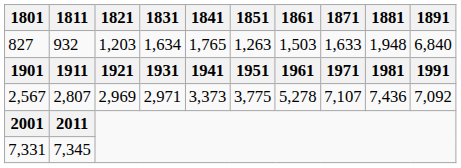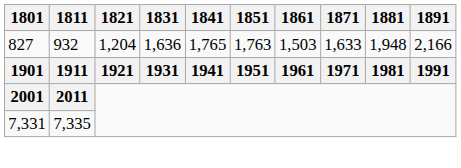(117, 44) 1,203 -> (117, 44) 1,204
(162, 44) 1,634 -> (162, 44) 1,636
(253, 44) 1,263 -> (253, 44) 1,763
(433, 44) 6,840 -> (433, 44) 2,166
- row: (27, 96)
(72, 149) 7,345 -> (72, 123) 7,335
